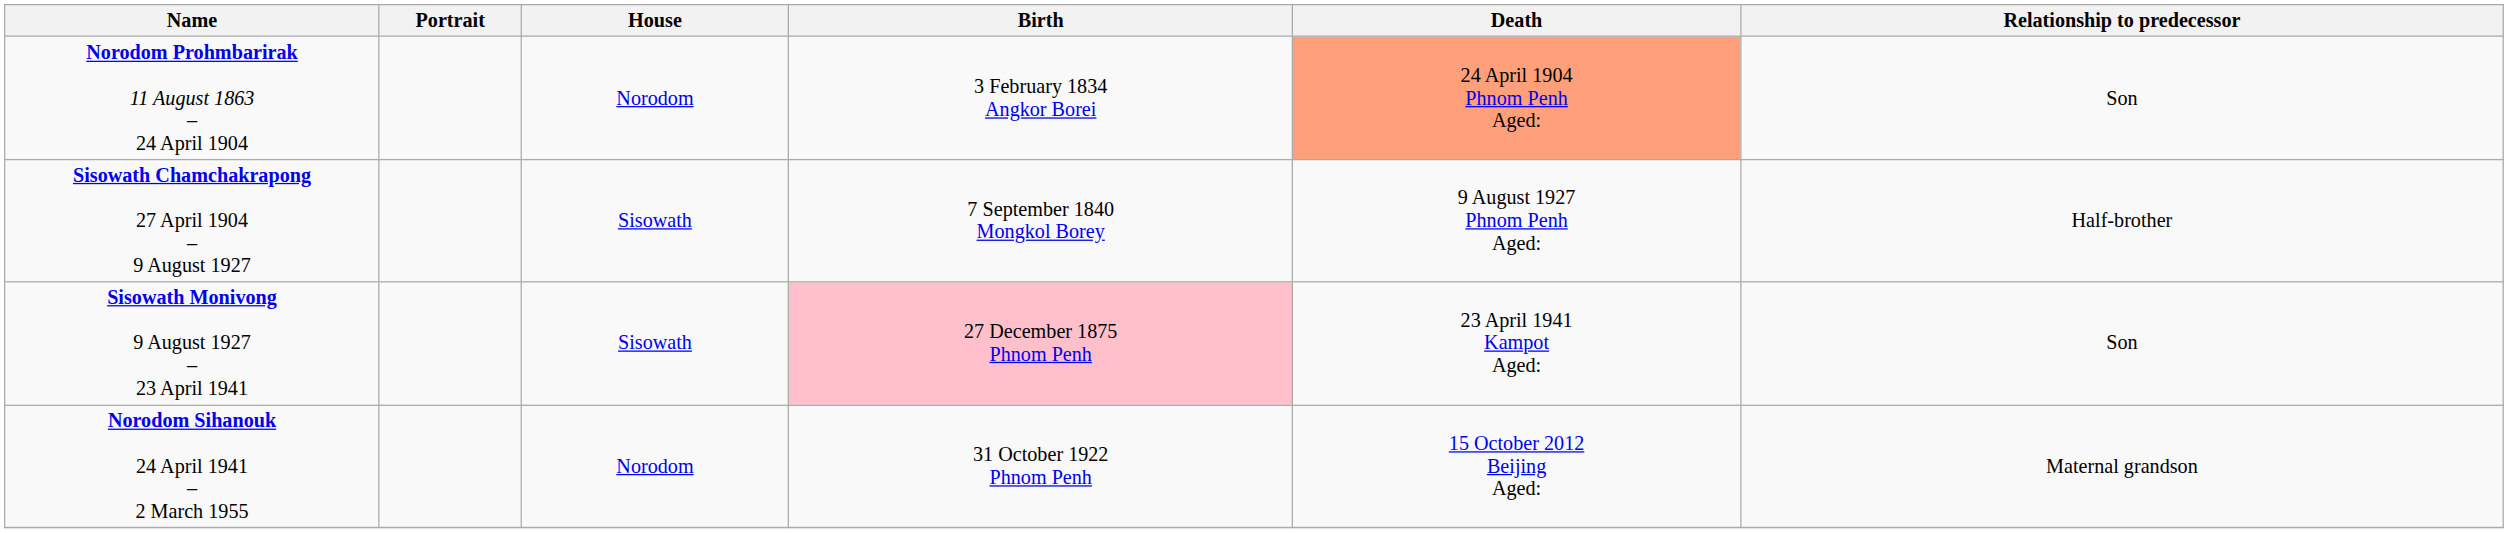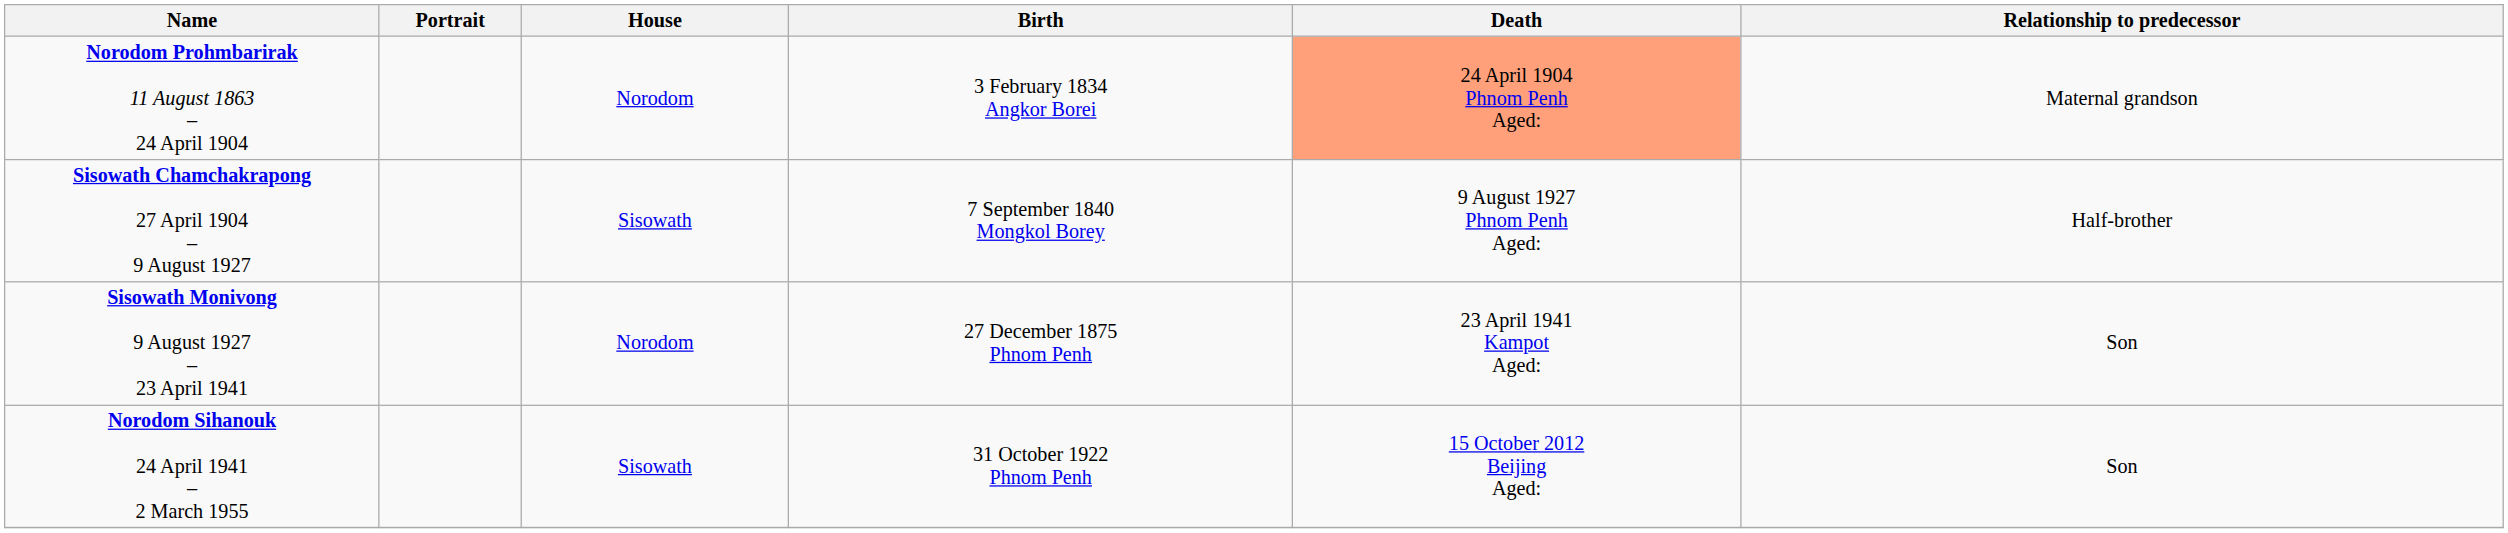(2122, 97) Son -> (2122, 97) Maternal grandson
(655, 343) Sisowath -> (655, 343) Norodom
(1041, 343) pink background -> (1041, 343) no background
(655, 465) Norodom -> (655, 465) Sisowath
(2122, 465) Maternal grandson -> (2122, 465) Son
